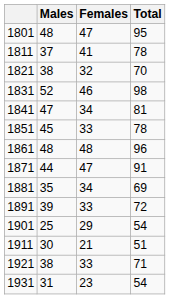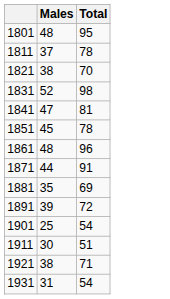- column: (104, 14)
